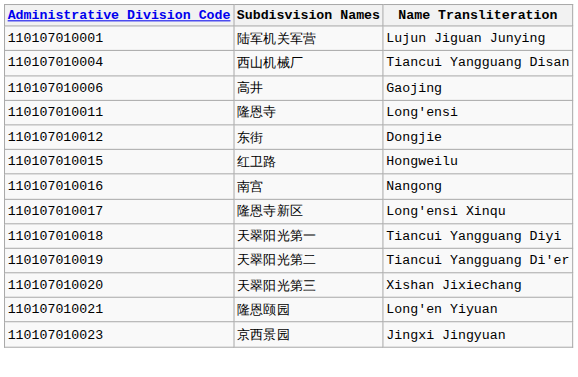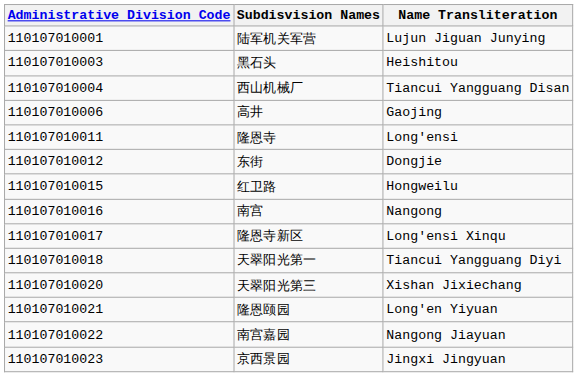+ row: (257, 64)
- row: (277, 261)
+ row: (263, 335)
